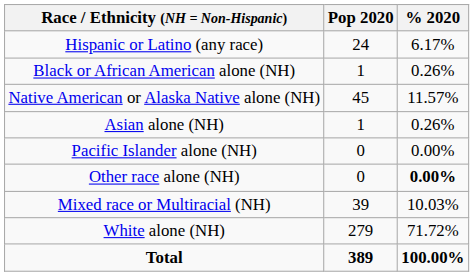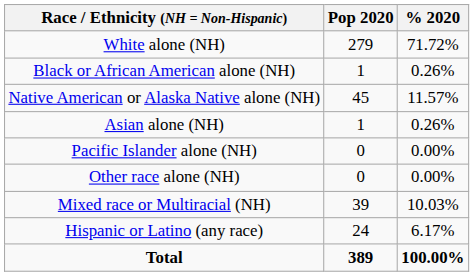rows swapped: (164, 230) <-> (164, 44)
(433, 177) bold -> (433, 177) normal
